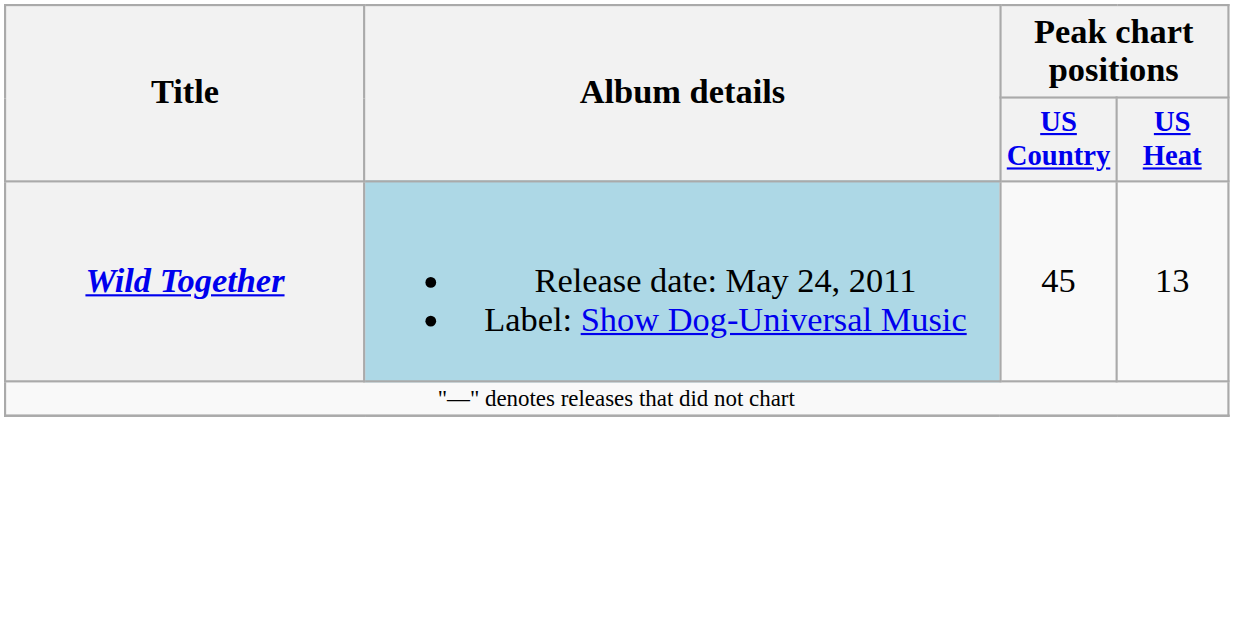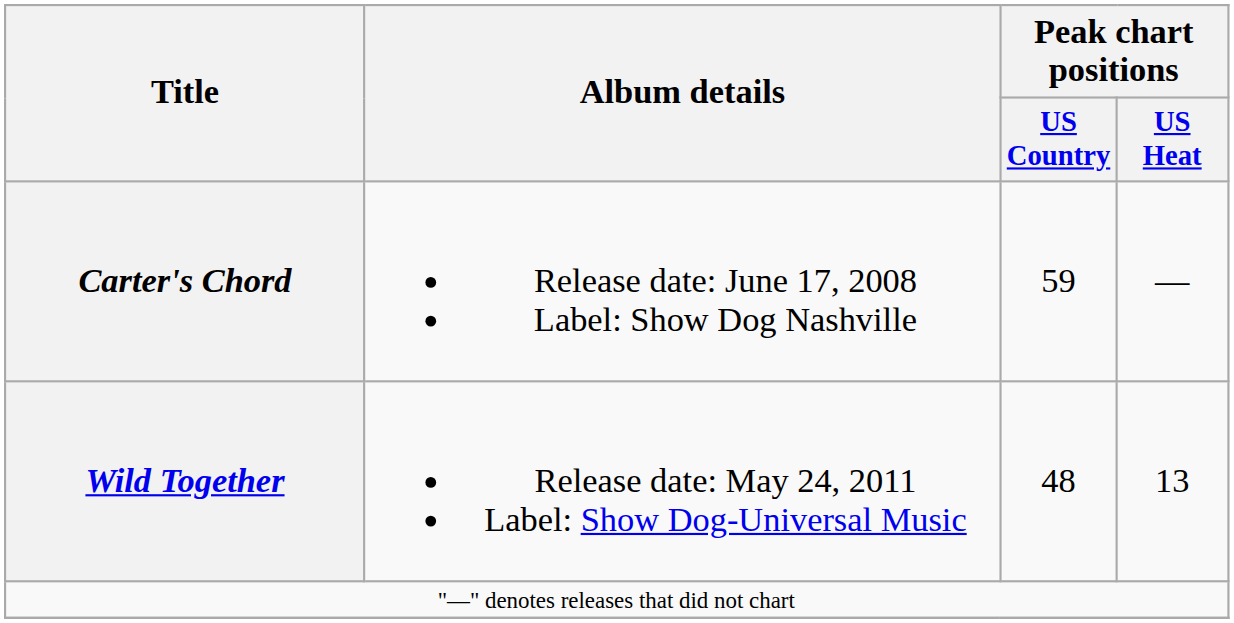+ row: (185, 280)
(682, 300) lightblue background -> (682, 501) no background
(1059, 280) 45 -> (1059, 481) 48
